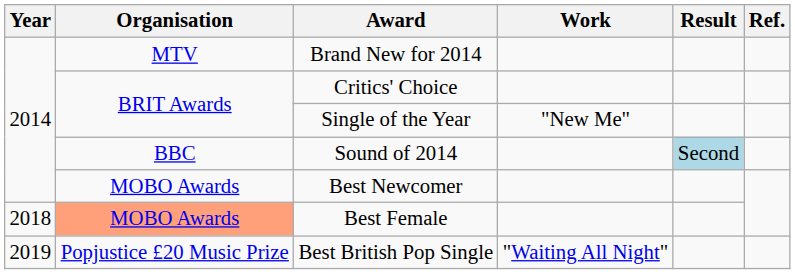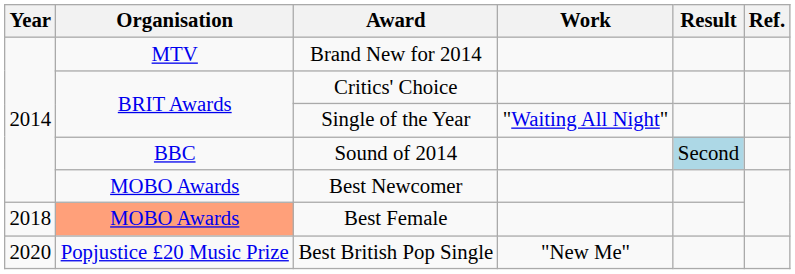(586, 119) "New Me" -> (586, 119) "Waiting All Night"
(30, 251) 2019 -> (30, 251) 2020
(586, 251) "Waiting All Night" -> (586, 251) "New Me"
